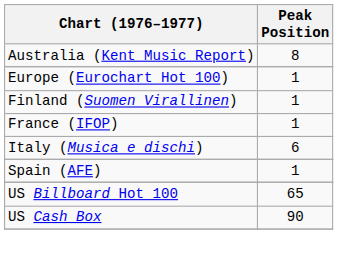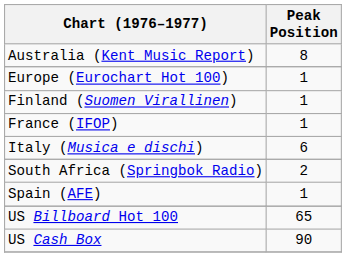+ row: (135, 171)
